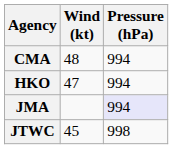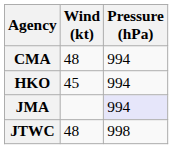(71, 82) 47 -> (71, 82) 45
(71, 131) 45 -> (71, 131) 48
